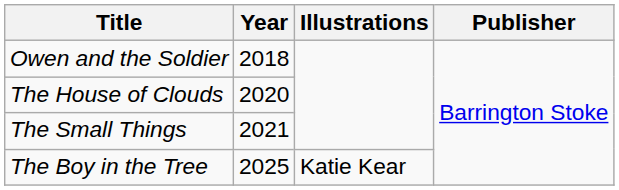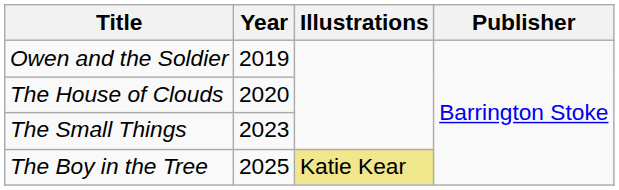(264, 58) 2018 -> (264, 58) 2019
(264, 130) 2021 -> (264, 130) 2023
(353, 166) no background -> (353, 166) khaki background
